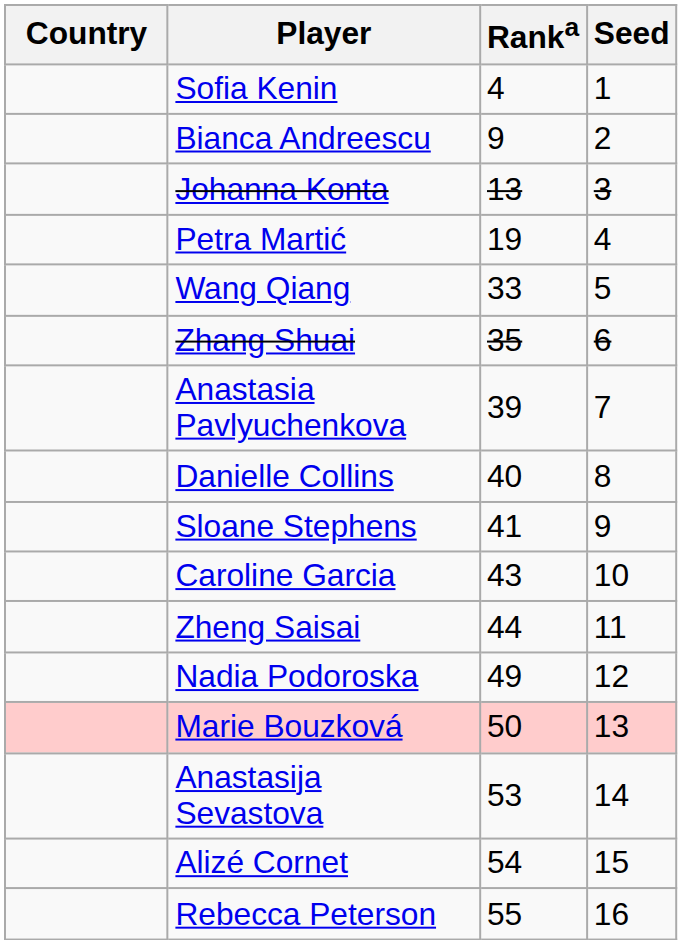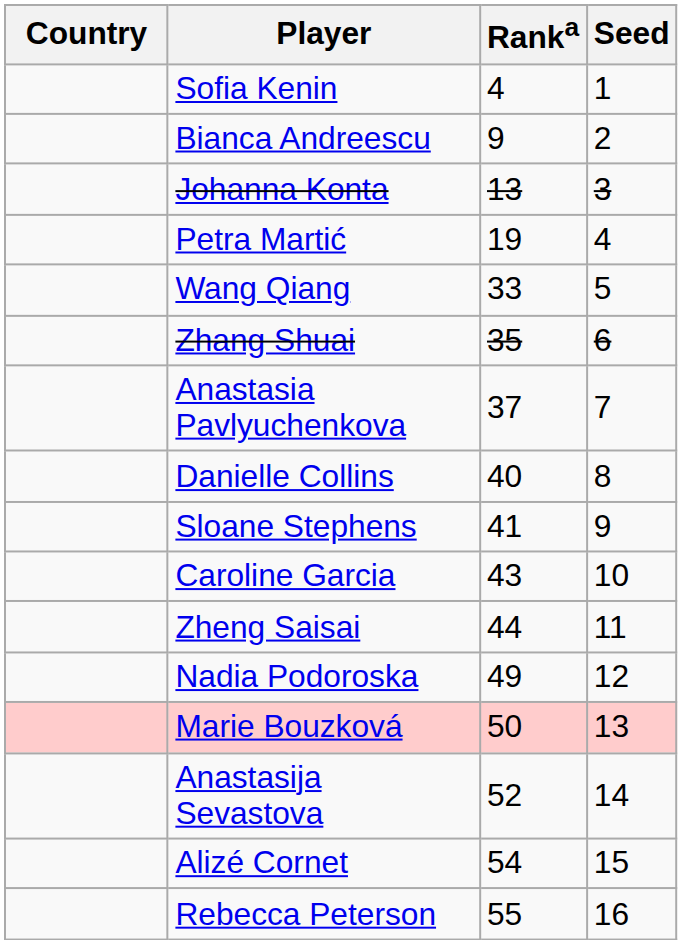(505, 407) 39 -> (505, 407) 37
(505, 795) 53 -> (505, 795) 52
